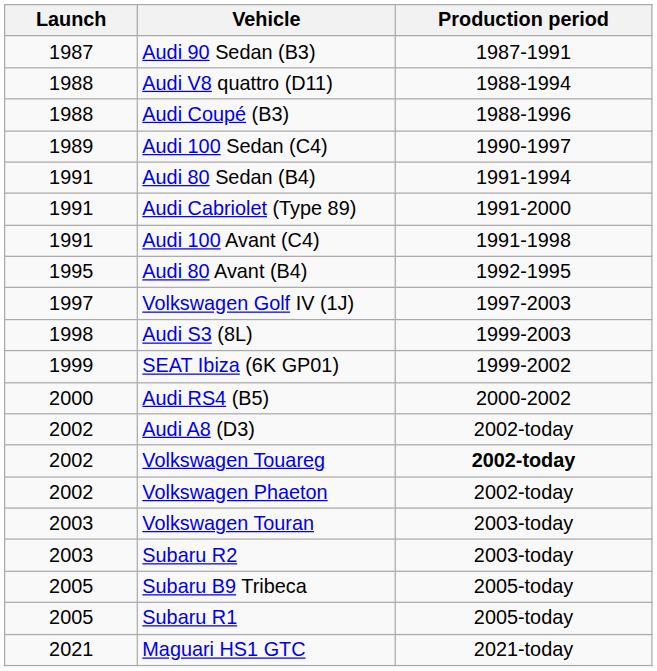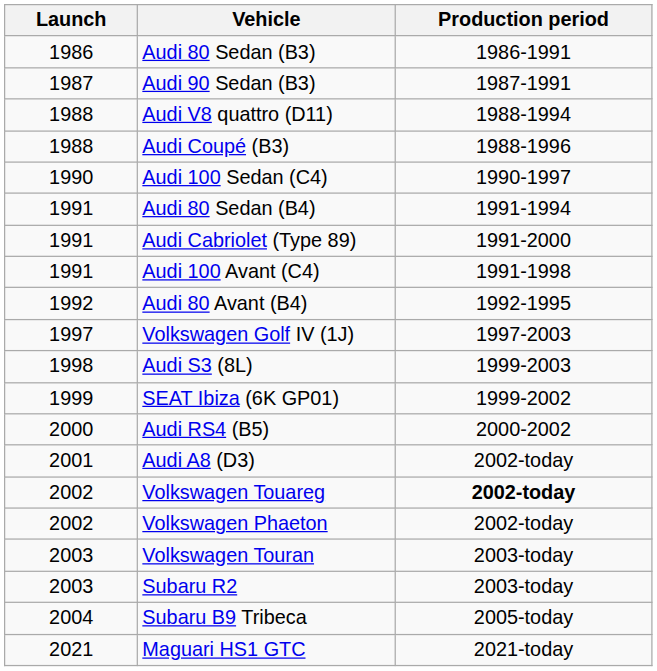+ row: (229, 51)
(71, 146) 1989 -> (71, 177) 1990
(71, 271) 1995 -> (71, 303) 1992
(71, 429) 2002 -> (71, 460) 2001
(71, 586) 2005 -> (71, 618) 2004
- row: (190, 618)
